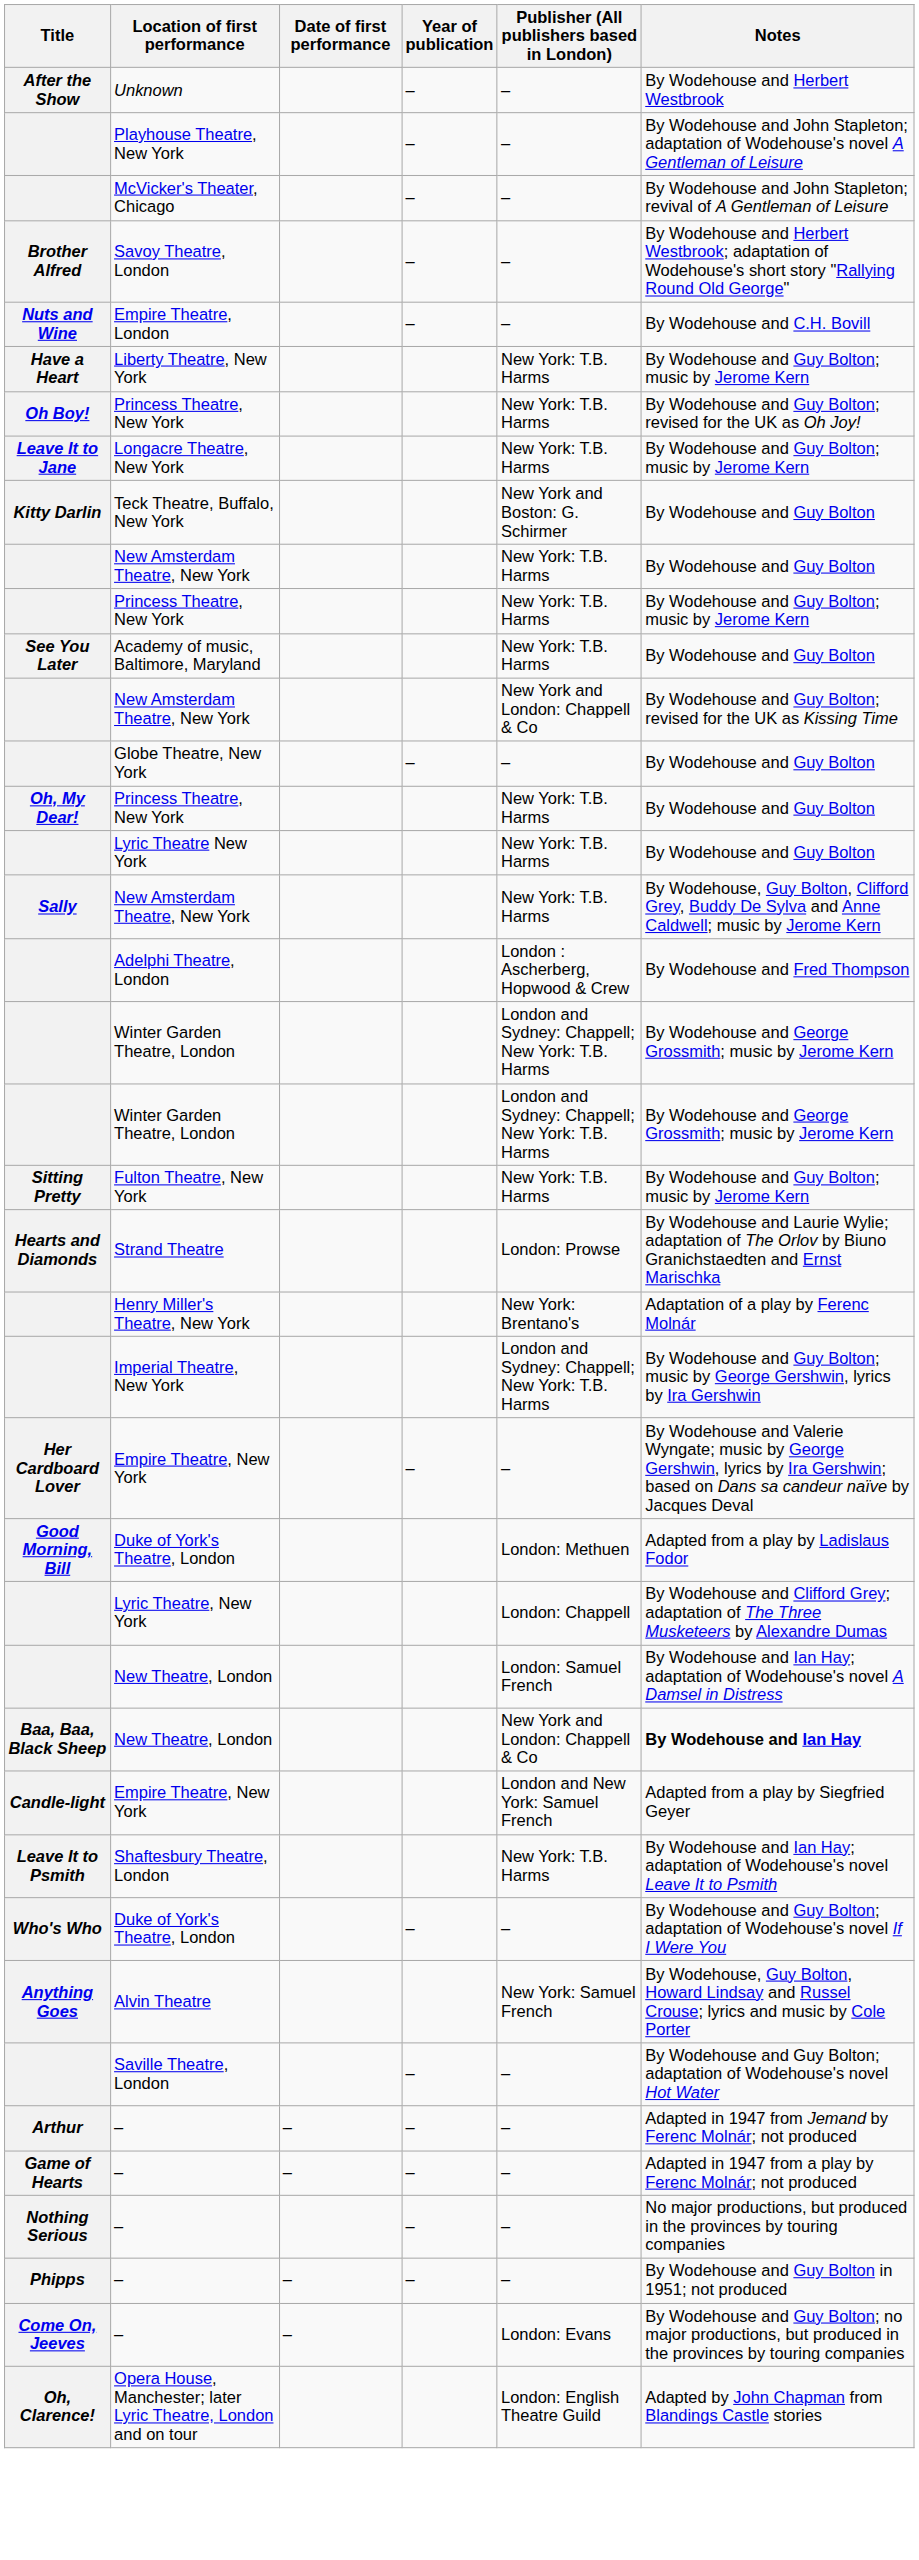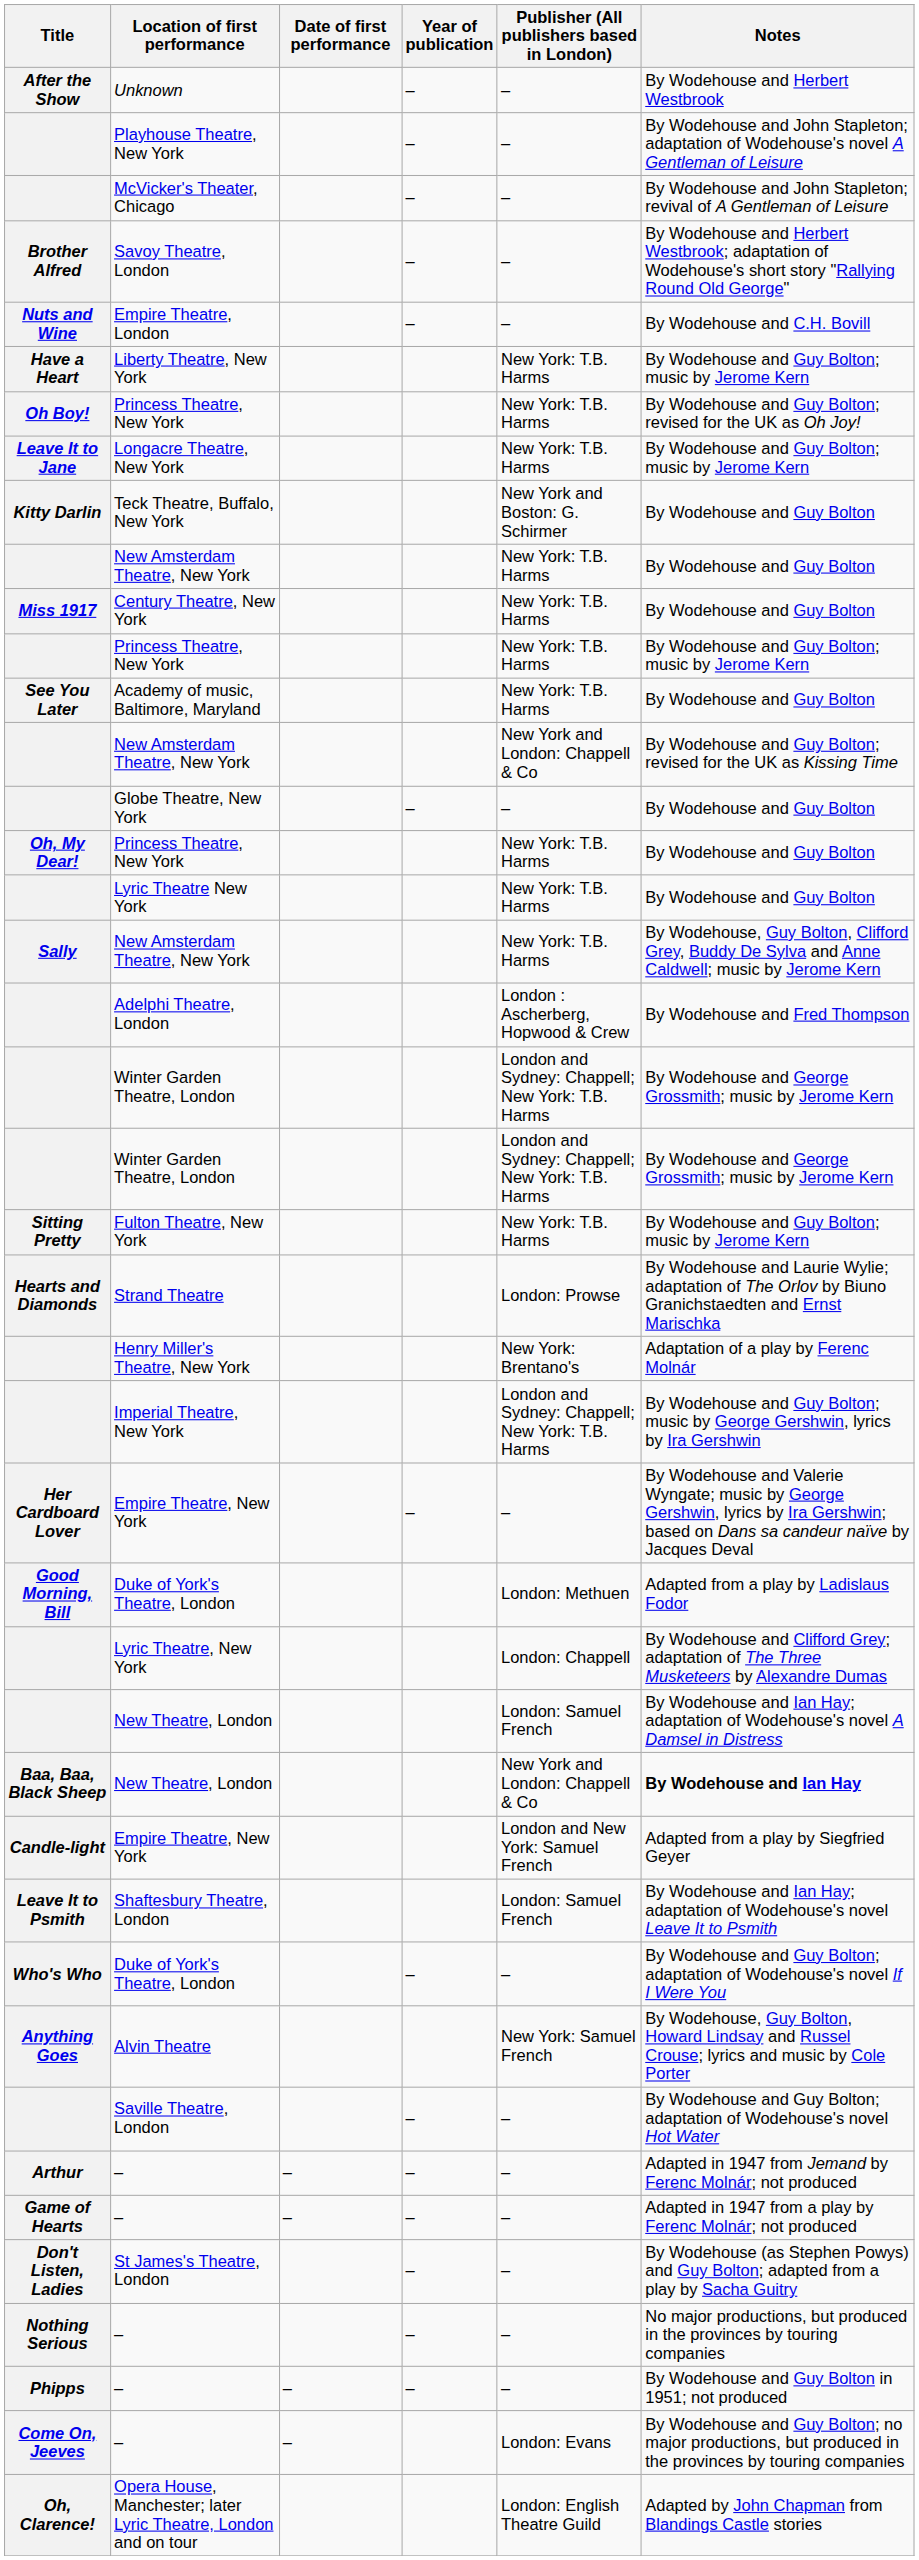+ row: (57, 610)
(554, 1866) New York: T.B. Harms -> (561, 1910) London: Samuel French
+ row: (57, 2271)
